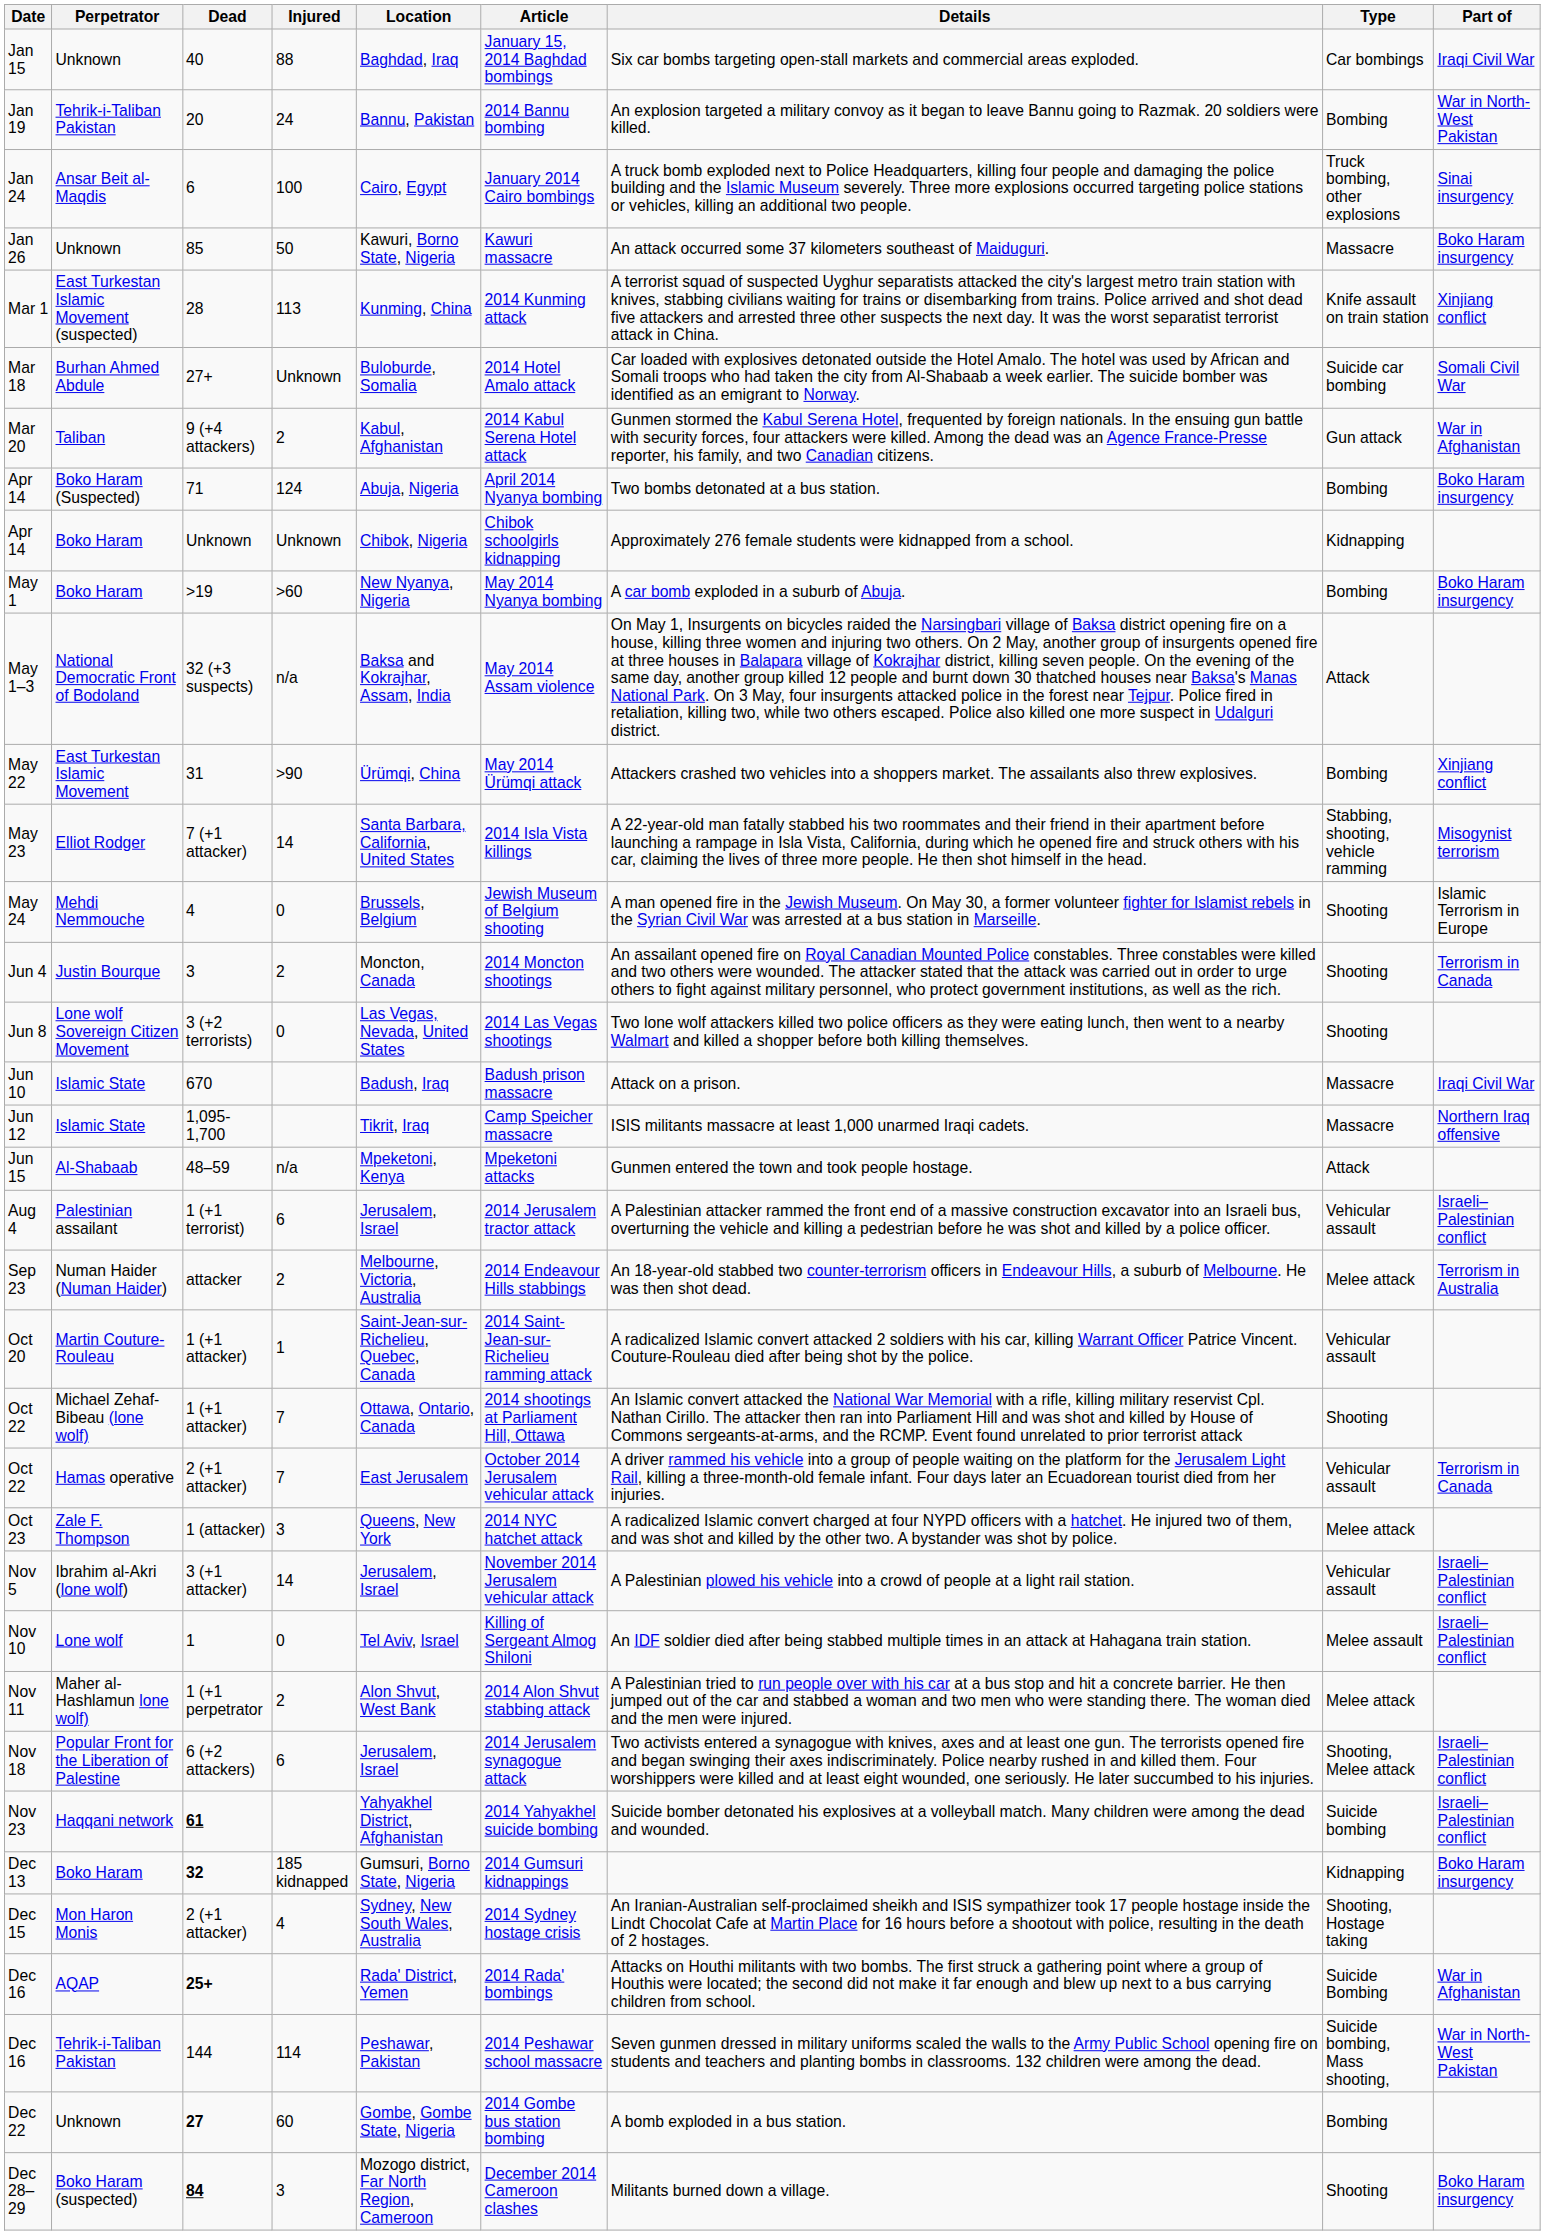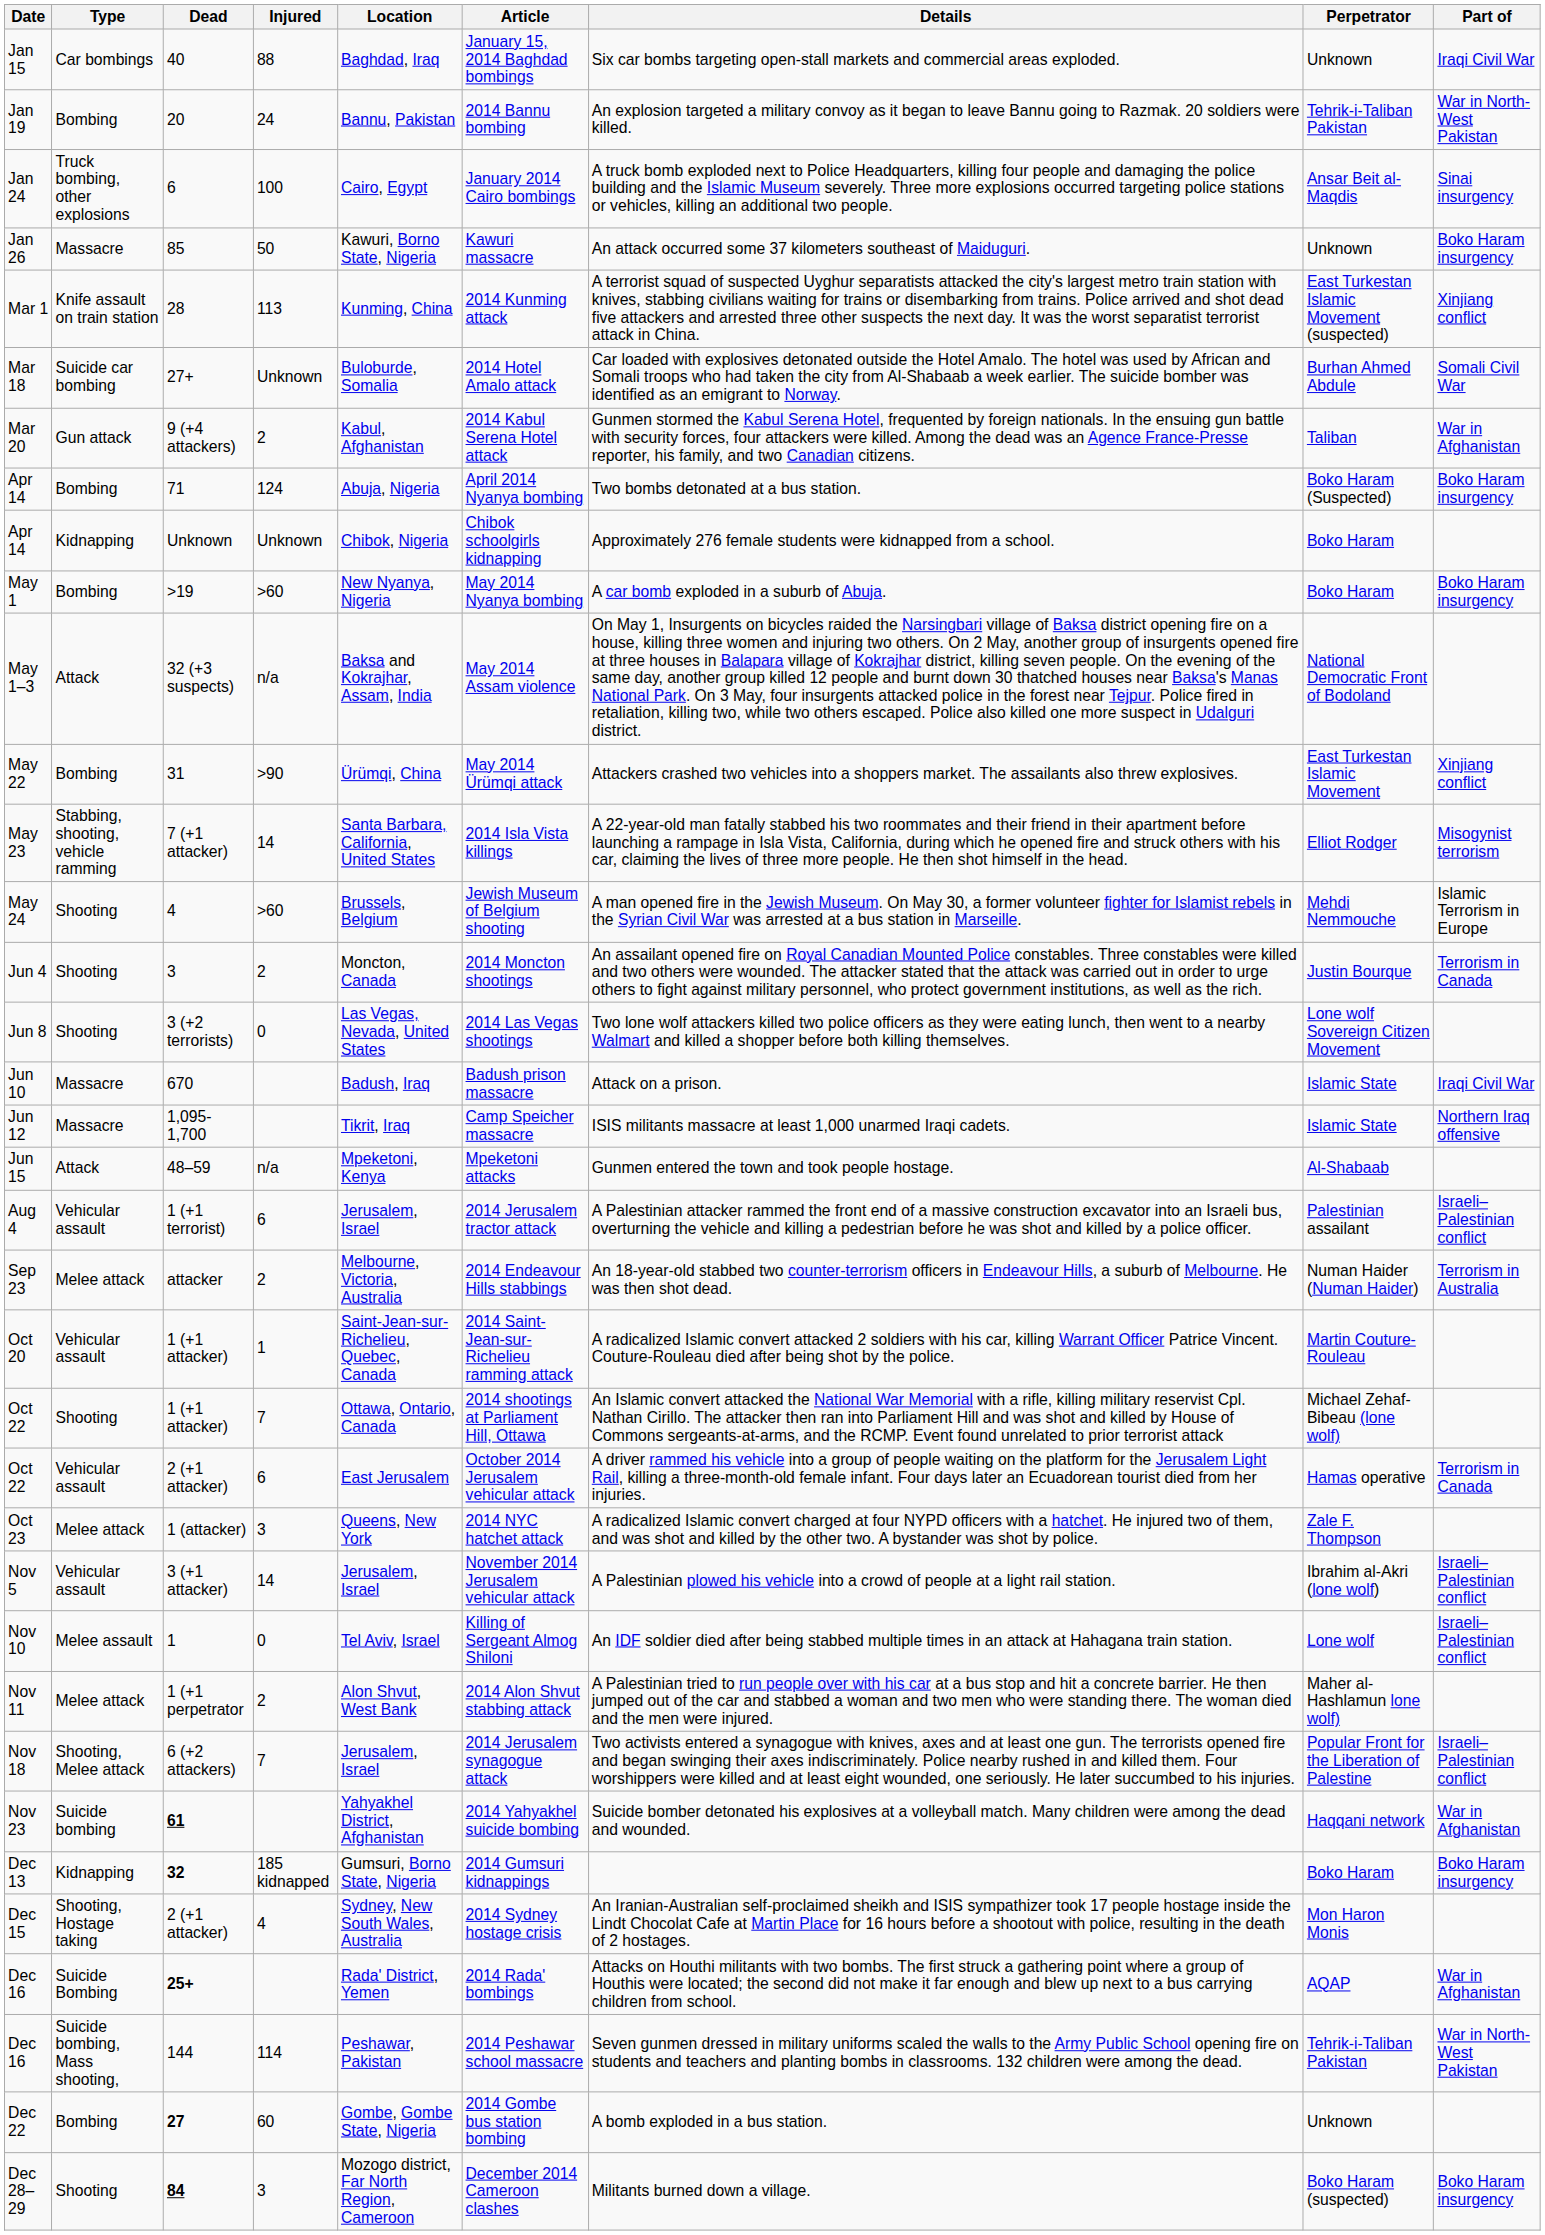columns swapped: (1378, 16) <-> (117, 16)
(280, 911) 0 -> (270, 911) >60
(280, 1478) 7 -> (261, 1478) 6
(280, 1761) 6 -> (261, 1761) 7
(1476, 1821) Israeli–Palestinian conflict -> (1479, 1821) War in Afghanistan
